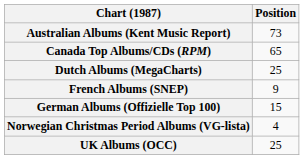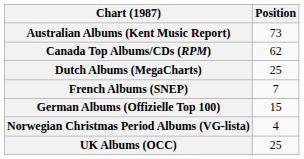(276, 51) 65 -> (276, 51) 62
(276, 88) 9 -> (276, 88) 7
